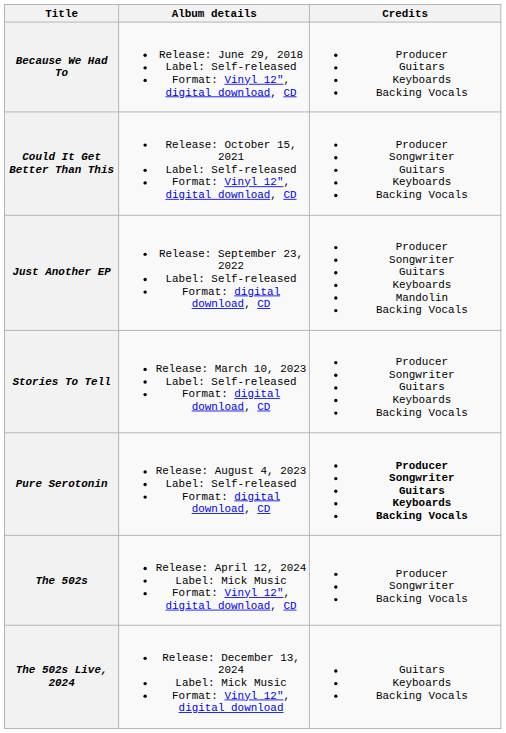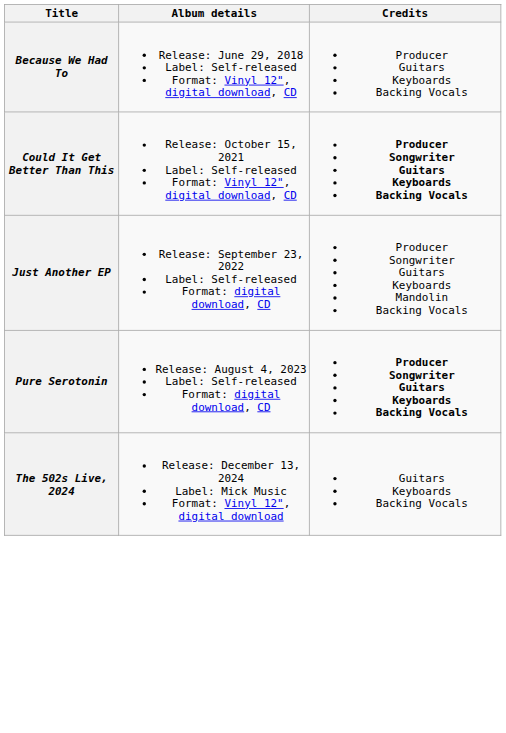(405, 170) normal -> (405, 170) bold
- row: (62, 381)
- row: (62, 580)
